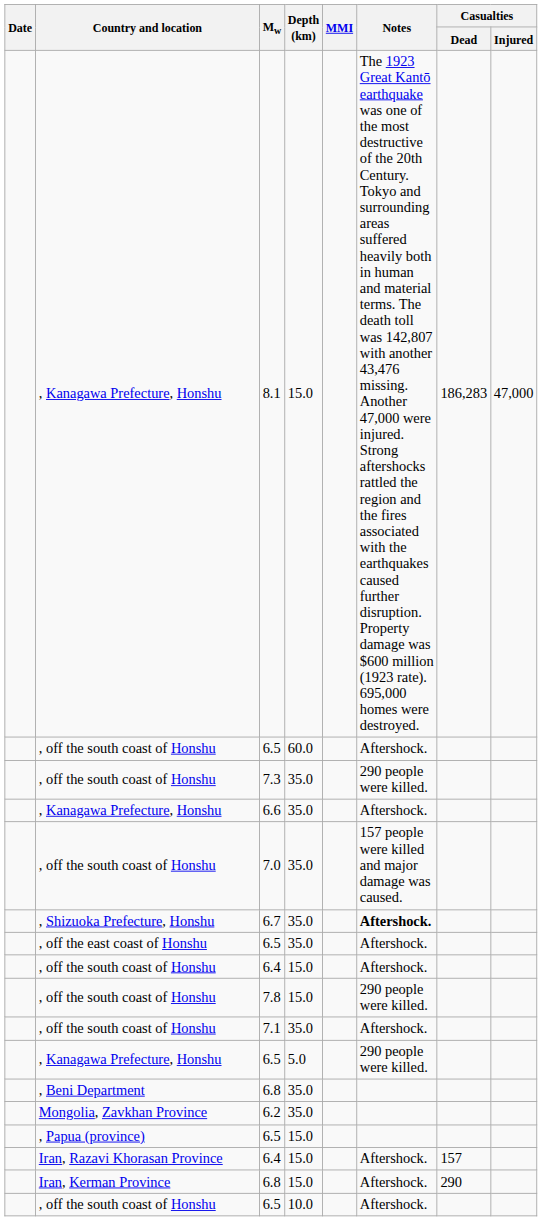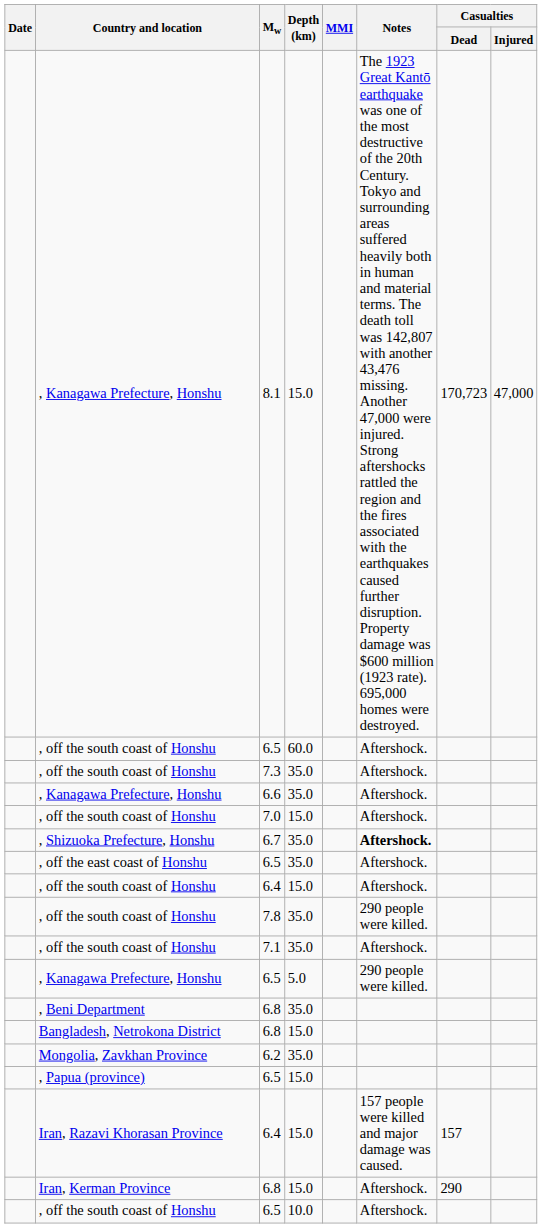(464, 393) 186,283 -> (464, 393) 170,723
(394, 779) 290 people were killed. -> (394, 771) Aftershock.
(300, 865) 35.0 -> (300, 817) 15.0
(395, 865) 157 people were killed and major damage was caused. -> (394, 817) Aftershock.
(300, 997) 15.0 -> (300, 916) 35.0
+ row: (130, 1032)
(394, 1158) Aftershock. -> (395, 1133) 157 people were killed and major damage was caused.
